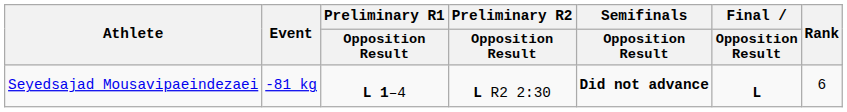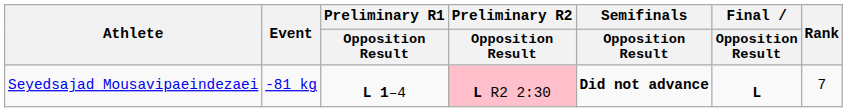(512, 94) no background -> (512, 94) pink background
(822, 85) 6 -> (822, 85) 7
